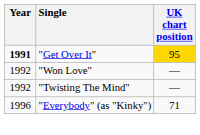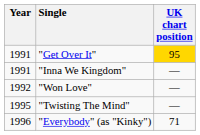(20, 54) bold -> (20, 54) normal
+ row: (82, 71)
(20, 88) 1992 -> (20, 105) 1995
